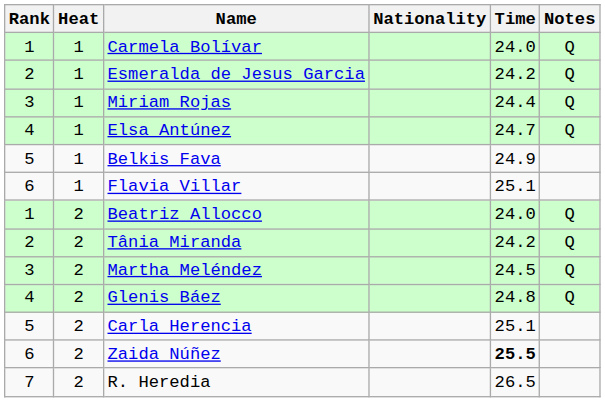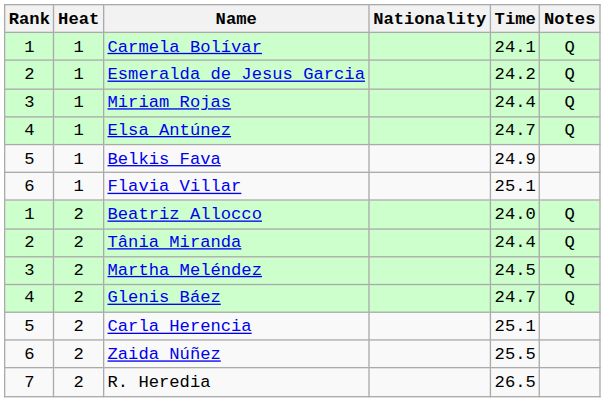(515, 47) 24.0 -> (515, 47) 24.1
(515, 242) 24.2 -> (515, 242) 24.4
(515, 298) 24.8 -> (515, 298) 24.7
(515, 354) bold -> (515, 354) normal
